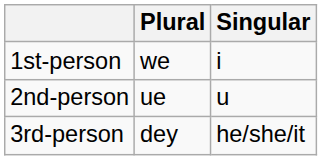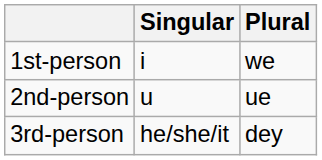columns swapped: (263, 23) <-> (173, 23)
